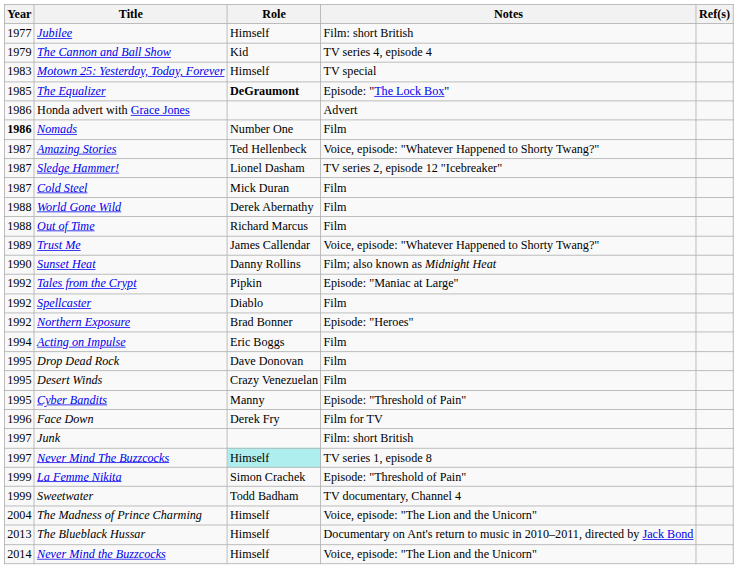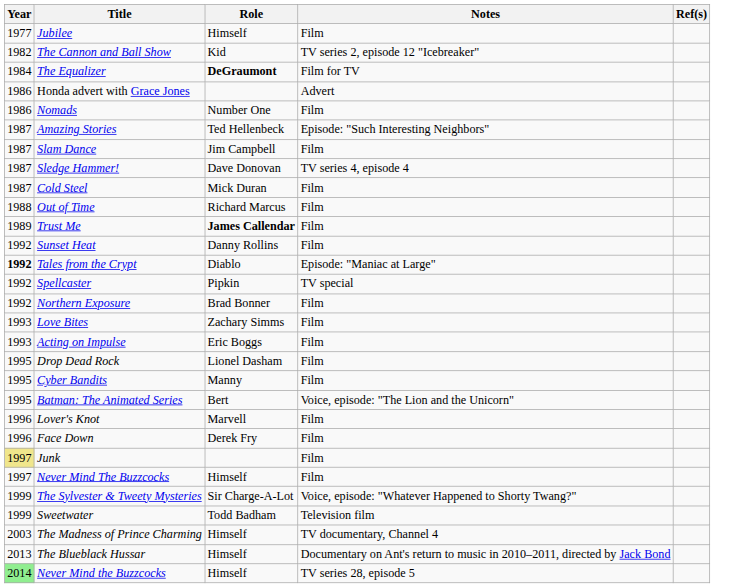(369, 33) Film: short British -> (312, 33) Film
(19, 52) 1979 -> (19, 52) 1982
(378, 52) TV series 4, episode 4 -> (390, 52) TV series 2, episode 12 "Icebreaker"
- row: (131, 71)
(19, 91) 1985 -> (19, 71) 1984
(386, 91) Episode: "The Lock Box" -> (330, 71) Film for TV
(19, 129) bold -> (19, 110) normal
(461, 149) Voice, episode: "Whatever Happened to Shorty Twang?" -> (395, 129) Episode: "Such Interesting Neighbors"
+ row: (67, 149)
(267, 168) Lionel Dasham -> (244, 168) Dave Donovan
(413, 168) TV series 2, episode 12 "Icebreaker" -> (355, 168) TV series 4, episode 4
- row: (79, 206)
(270, 245) normal -> (251, 226) bold
(461, 245) Voice, episode: "Whatever Happened to Shorty Twang?" -> (312, 226) Film
(19, 264) 1990 -> (19, 245) 1992
(410, 264) Film; also known as Midnight Heat -> (312, 245) Film
(19, 284) normal -> (19, 264) bold
(246, 284) Pipkin -> (224, 264) Diablo
(247, 303) Diablo -> (223, 284) Pipkin
(335, 303) Film -> (327, 284) TV special
(369, 322) Episode: "Heroes" -> (312, 303) Film
+ row: (63, 322)
(19, 341) 1994 -> (19, 341) 1993
(267, 361) Dave Donovan -> (245, 361) Lionel Dasham
- row: (70, 380)
(395, 399) Episode: "Threshold of Pain" -> (312, 380) Film
+ row: (110, 399)
+ row: (68, 419)
(353, 419) Film for TV -> (312, 438) Film
(19, 438) no background -> (19, 457) khaki background
(369, 438) Film: short British -> (312, 457) Film
(250, 457) paleturquoise background -> (227, 476) no background
(378, 457) TV series 1, episode 8 -> (312, 476) Film
- row: (79, 476)
+ row: (119, 496)
(392, 496) TV documentary, Channel 4 -> (338, 515) Television film
(19, 515) 2004 -> (19, 534) 2003
(430, 515) Voice, episode: "The Lion and the Unicorn" -> (369, 534) TV documentary, Channel 4
(19, 554) no background -> (19, 573) lightgreen background
(430, 554) Voice, episode: "The Lion and the Unicorn" -> (358, 573) TV series 28, episode 5
